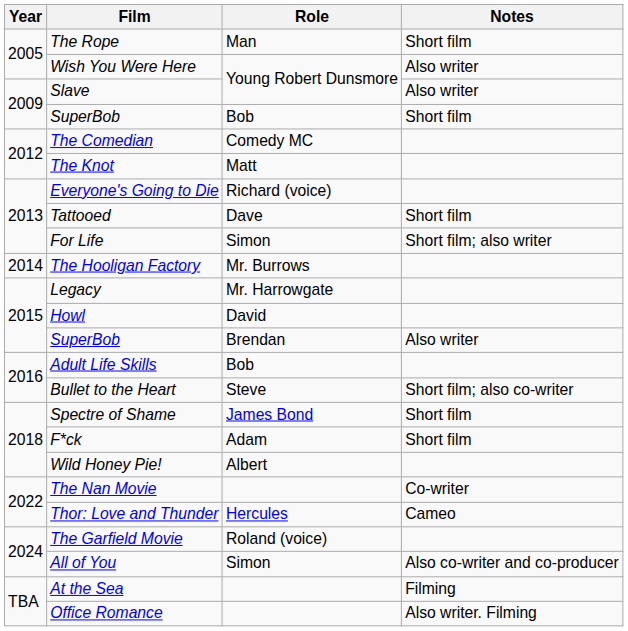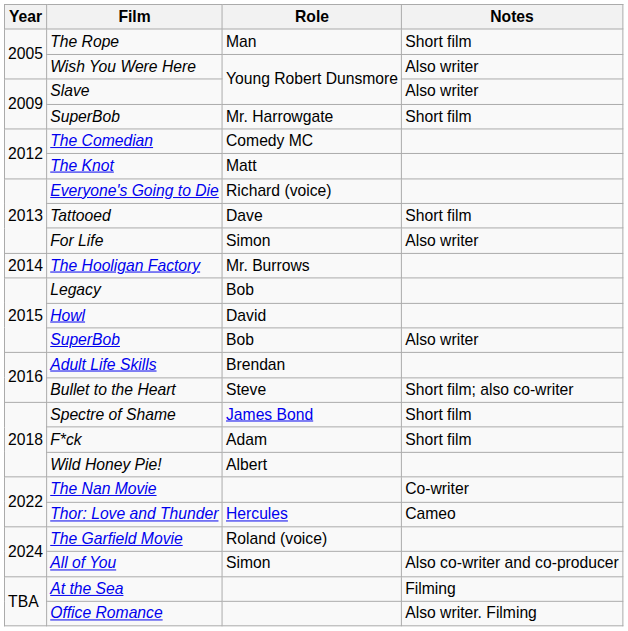(240, 116) Bob -> (280, 116) Mr. Harrowgate
(478, 240) Short film; also writer -> (442, 240) Also writer
(280, 290) Mr. Harrowgate -> (240, 290) Bob
(256, 340) Brendan -> (240, 340) Bob
(240, 365) Bob -> (256, 365) Brendan
